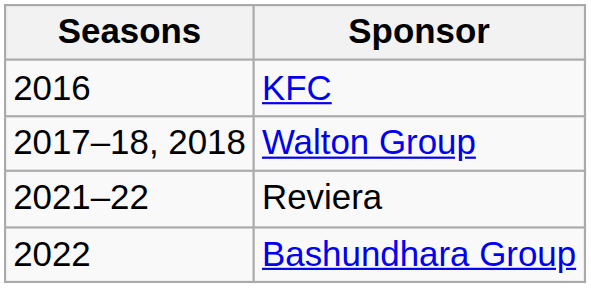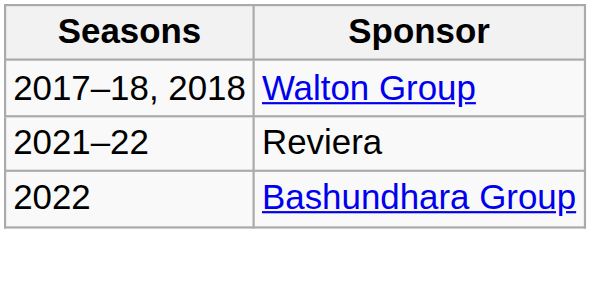- row: (297, 87)
